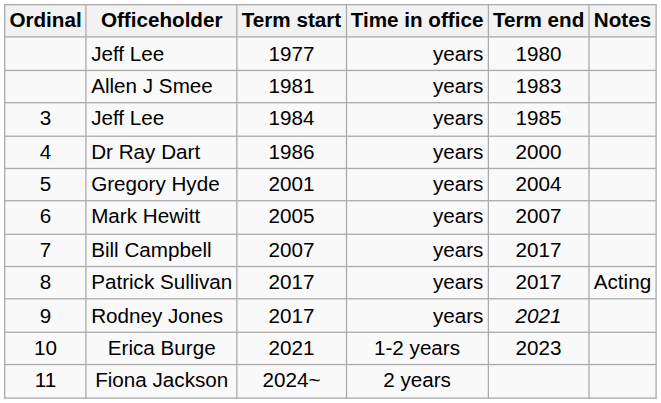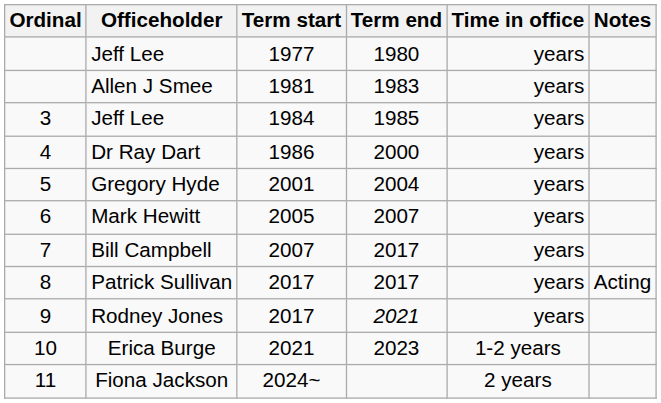columns swapped: (539, 20) <-> (417, 20)
